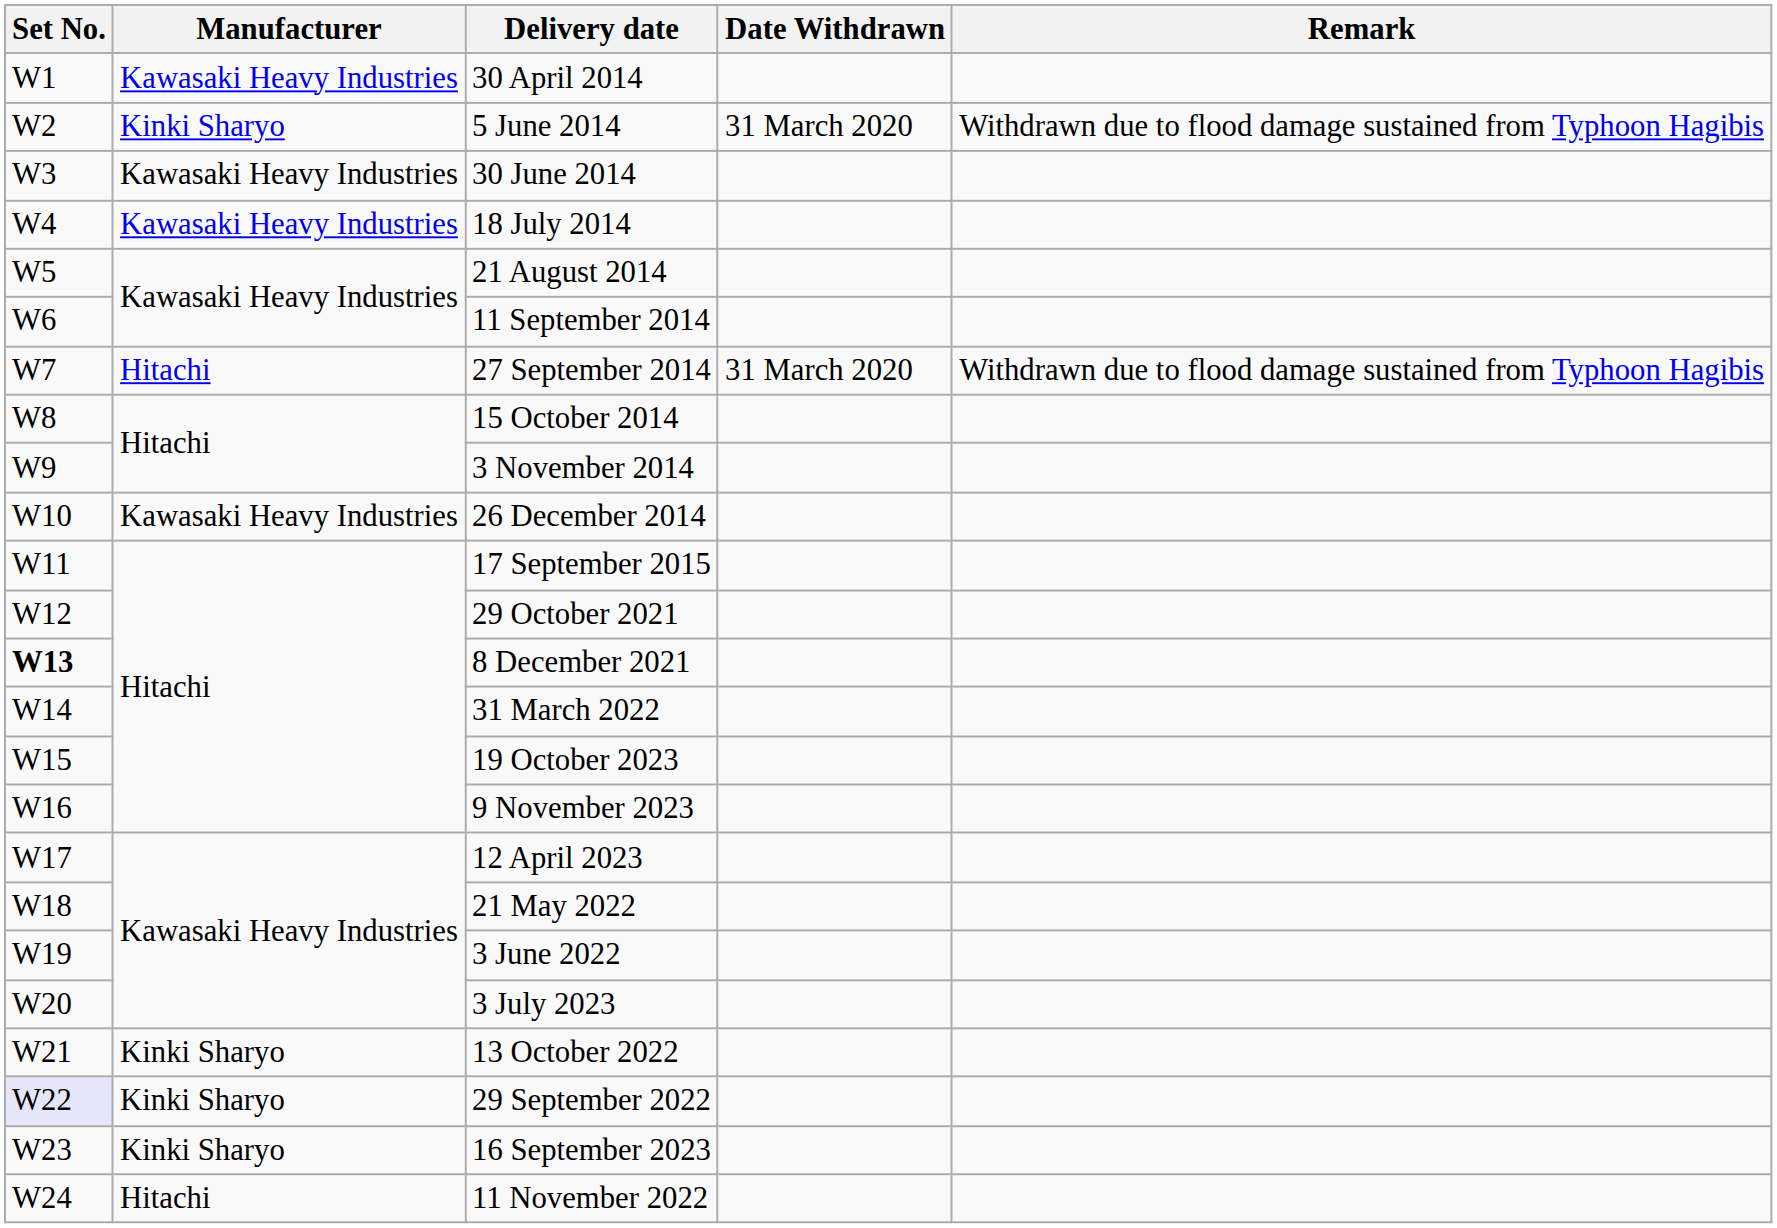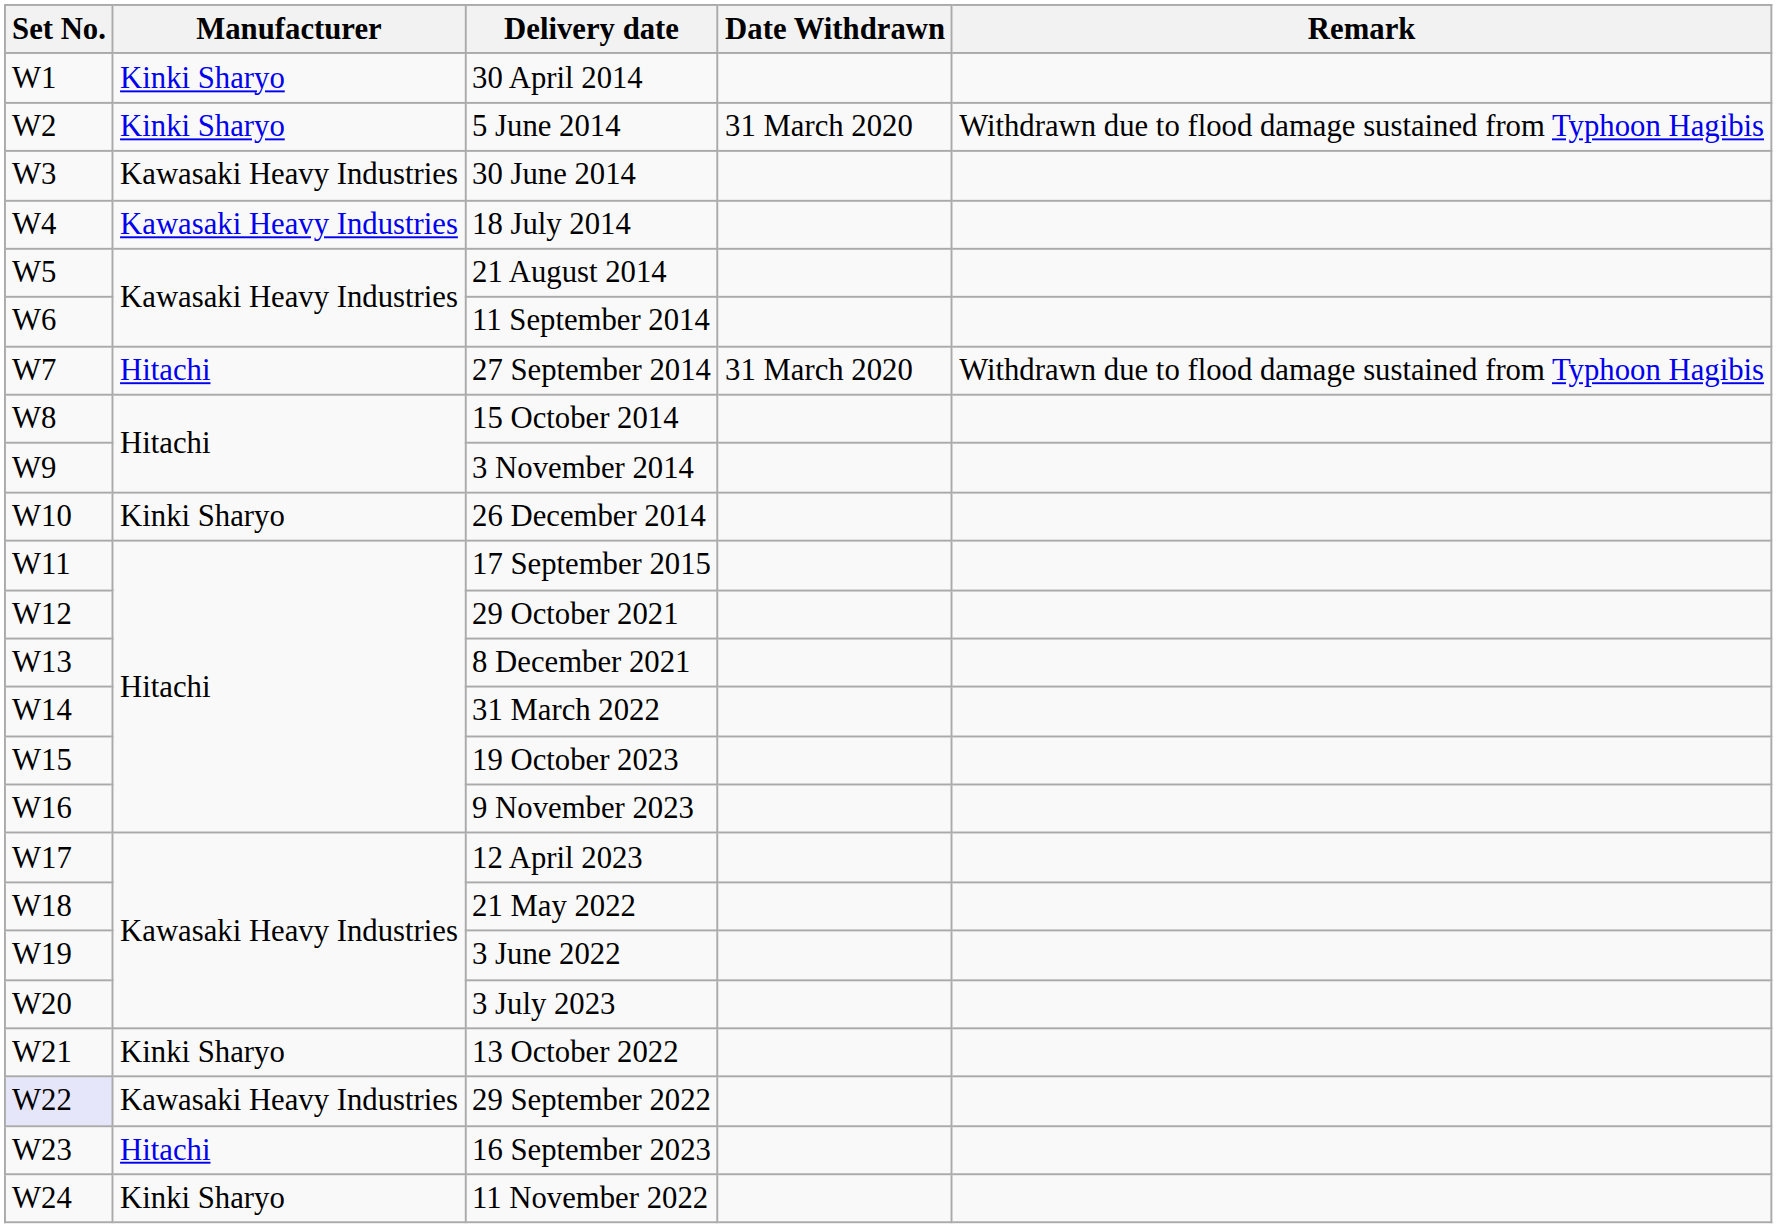(289, 77) Kawasaki Heavy Industries -> (202, 77) Kinki Sharyo
(289, 516) Kawasaki Heavy Industries -> (202, 516) Kinki Sharyo
(43, 662) bold -> (42, 662) normal
(202, 1100) Kinki Sharyo -> (289, 1100) Kawasaki Heavy Industries
(202, 1149) Kinki Sharyo -> (165, 1149) Hitachi
(165, 1198) Hitachi -> (202, 1198) Kinki Sharyo
